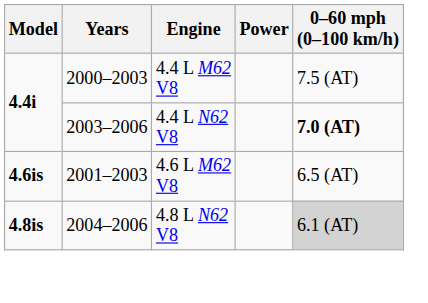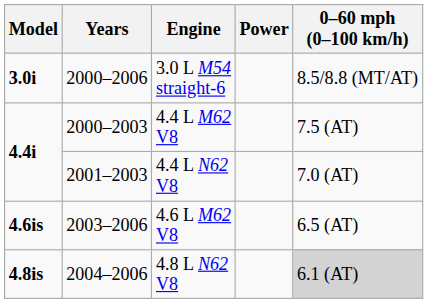+ row: (194, 78)
(107, 127) 2003–2006 -> (107, 176) 2001–2003
(328, 127) bold -> (328, 176) normal
(107, 176) 2001–2003 -> (107, 225) 2003–2006
